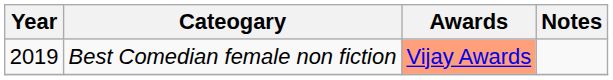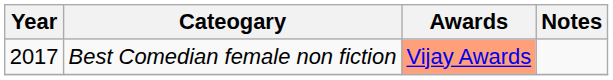(34, 56) 2019 -> (34, 56) 2017
